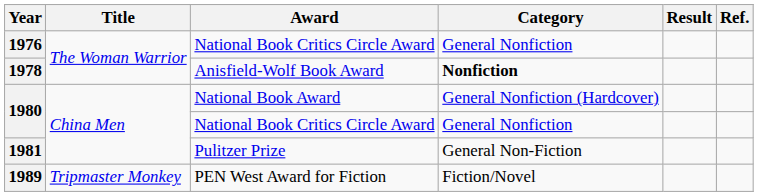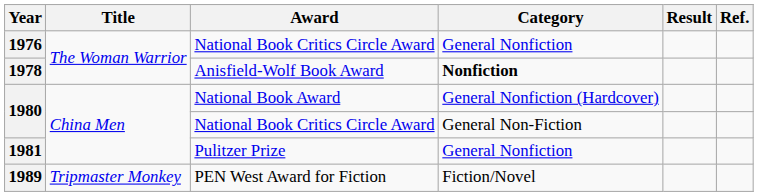(507, 124) General Nonfiction -> (512, 124) General Non-Fiction
(512, 151) General Non-Fiction -> (507, 151) General Nonfiction
